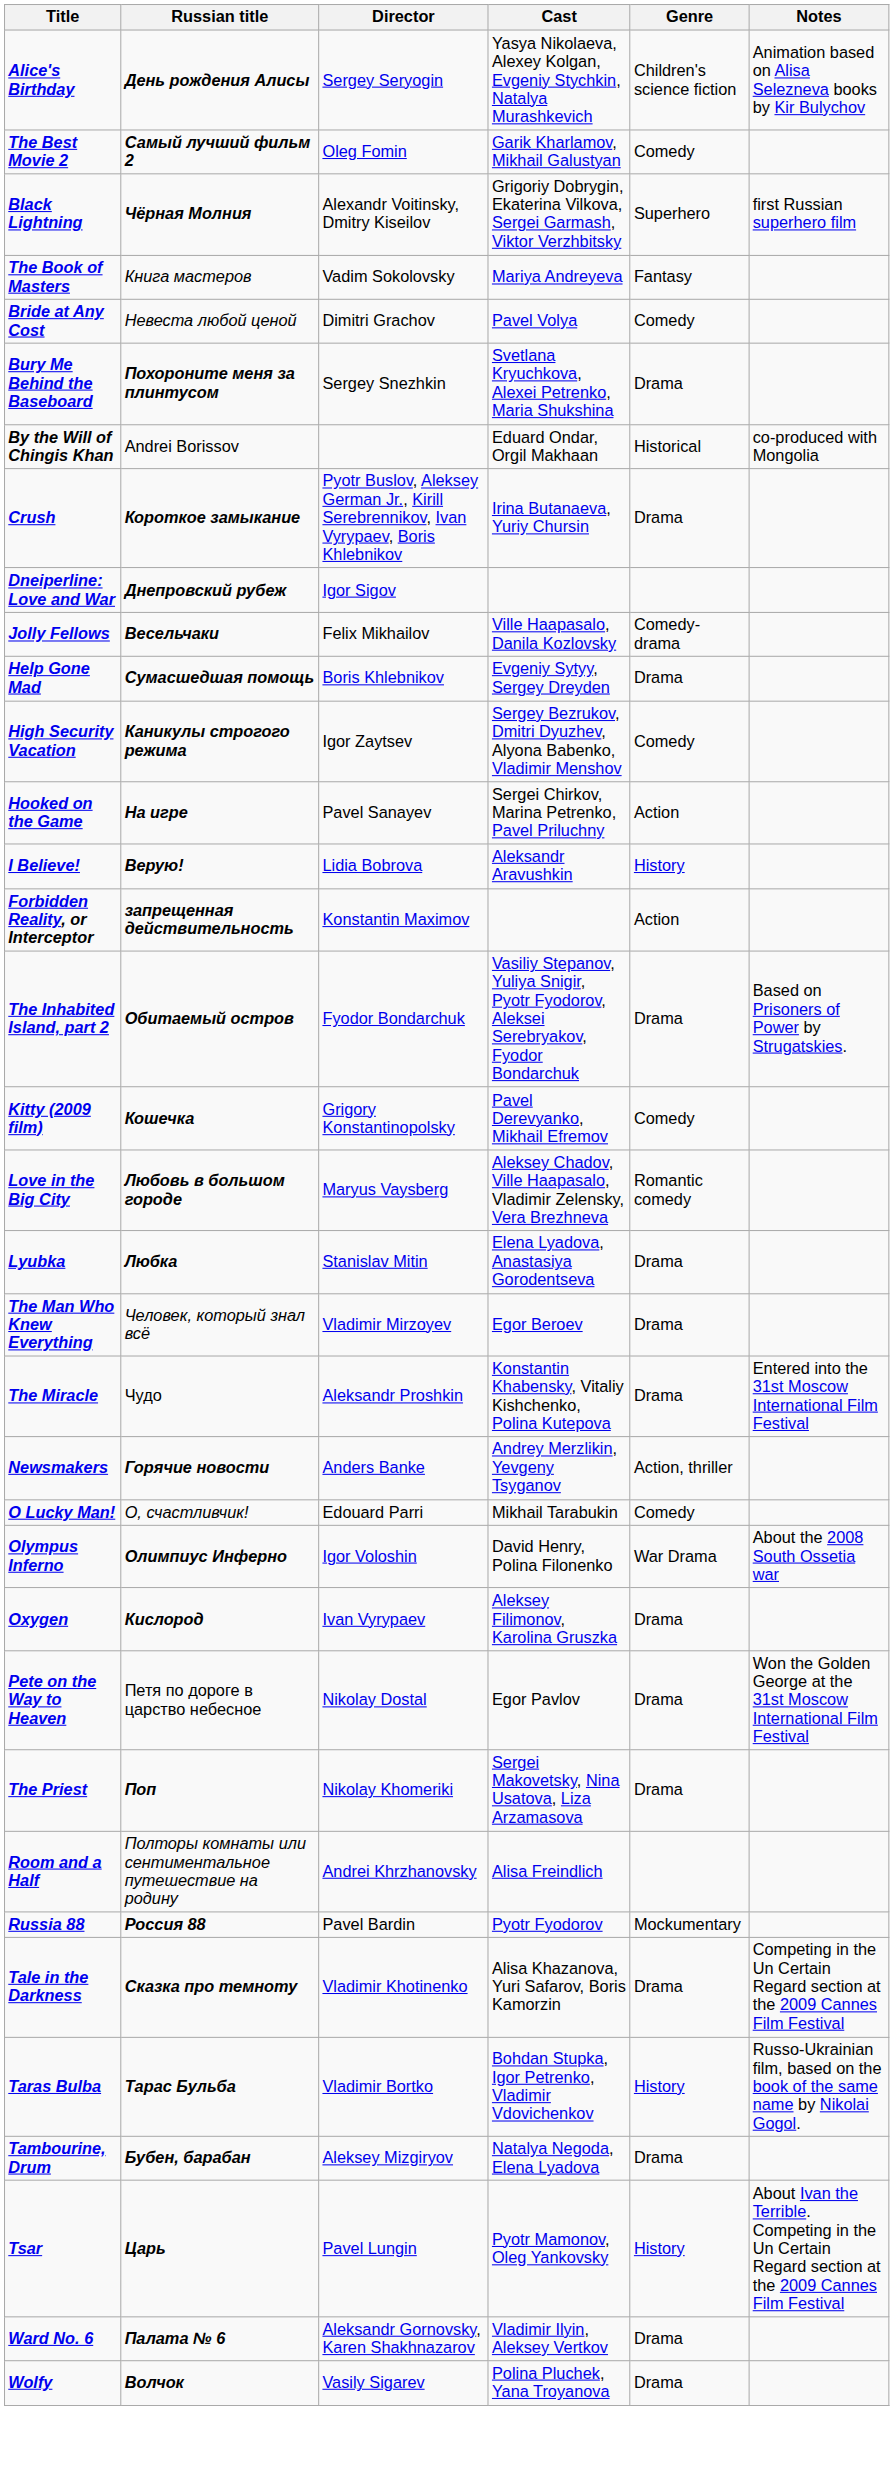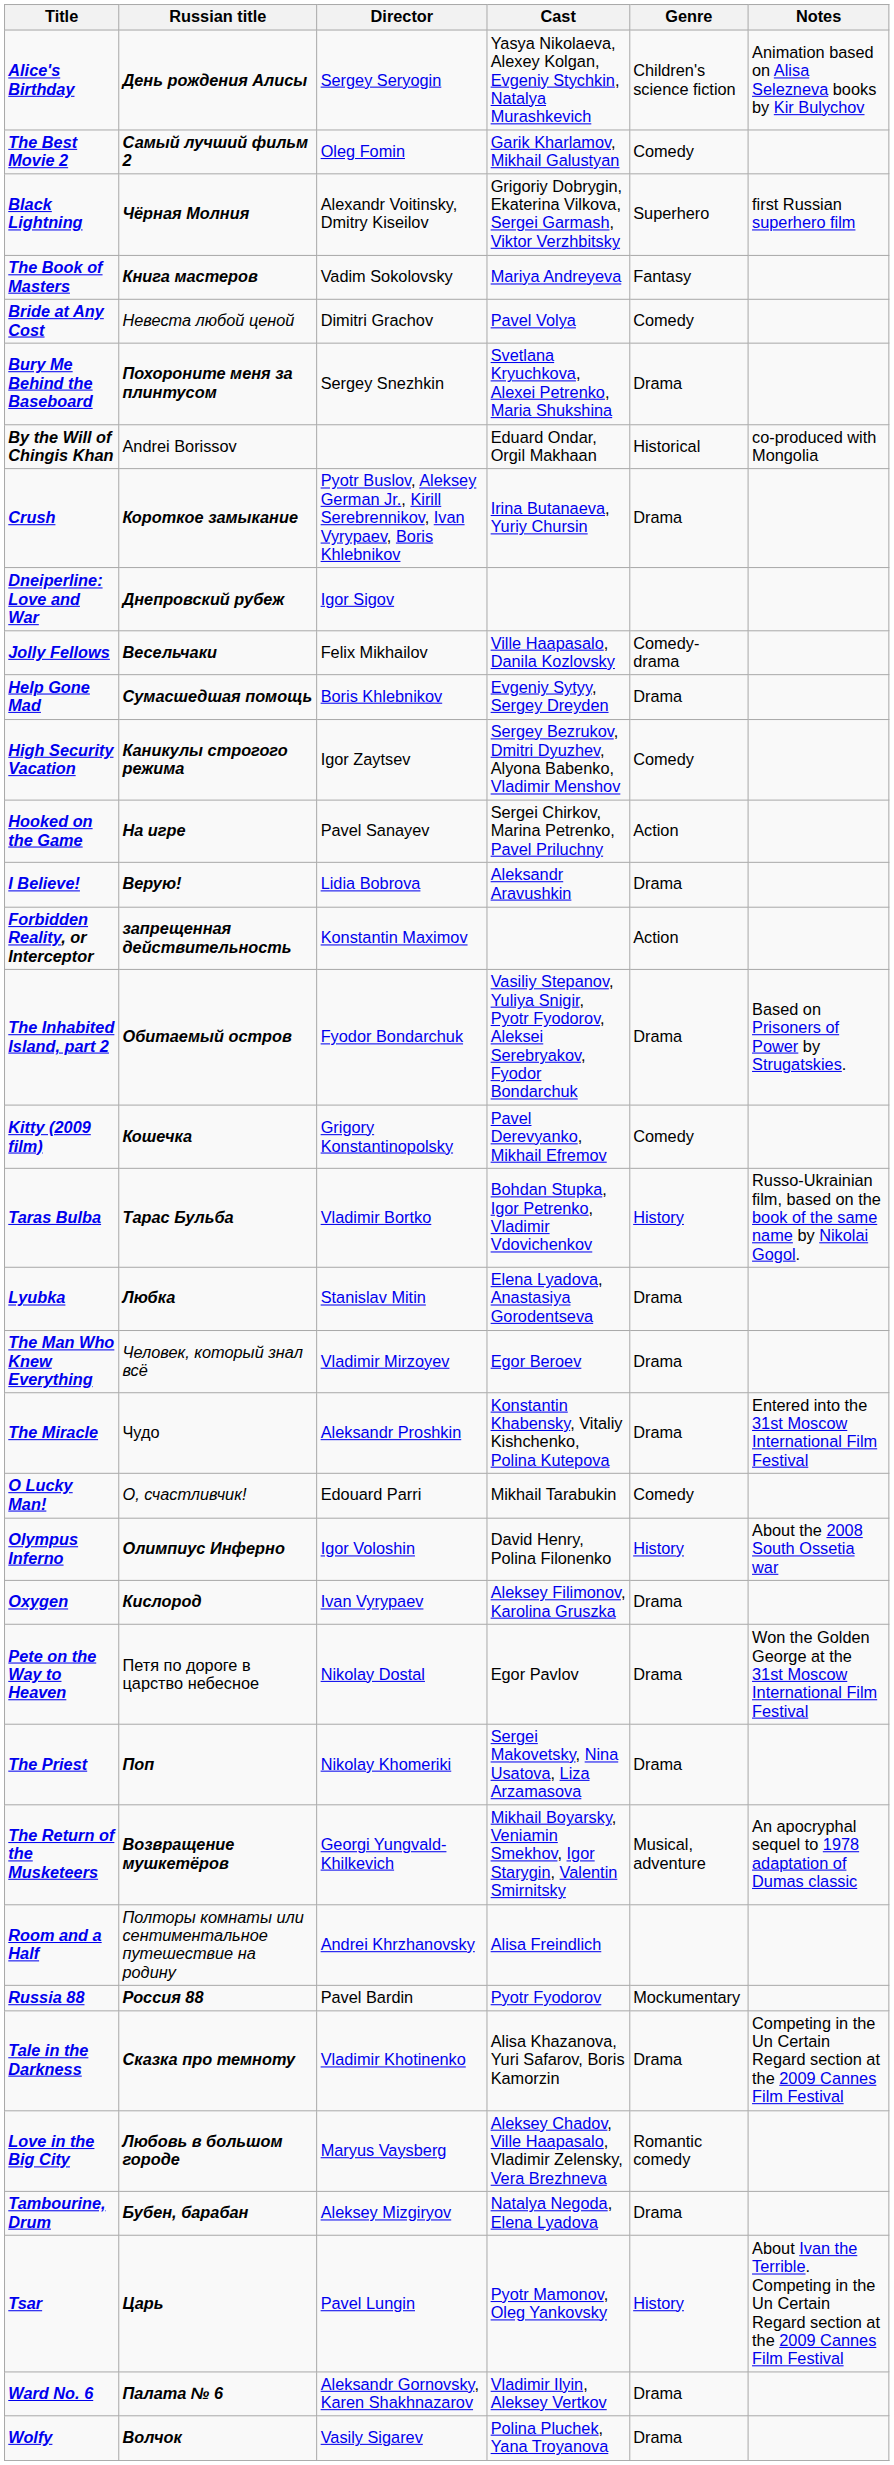(188, 277) normal -> (190, 277) bold
(659, 866) History -> (658, 884) Drama
rows swapped: (51, 1190) <-> (55, 2086)
- row: (58, 1468)
(675, 1556) War Drama -> (659, 1549) History
+ row: (61, 1854)
